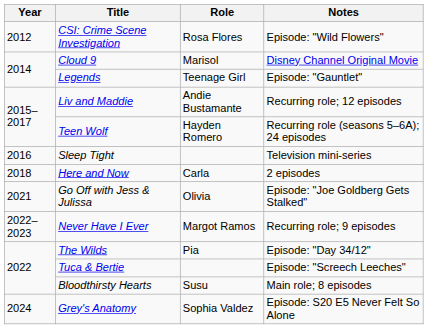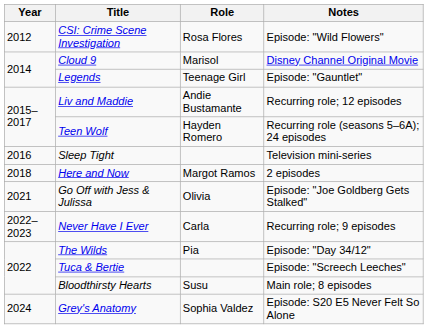(196, 173) Carla -> (219, 173) Margot Ramos
(219, 226) Margot Ramos -> (196, 226) Carla
